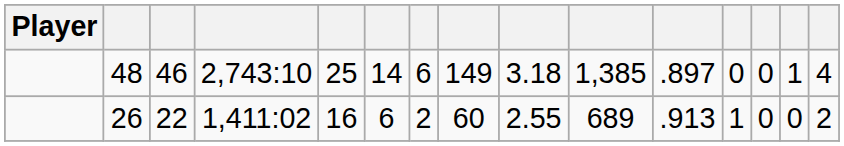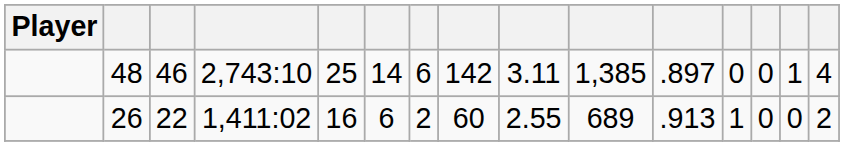(469, 72) 149 -> (469, 72) 142
(534, 72) 3.18 -> (534, 72) 3.11
